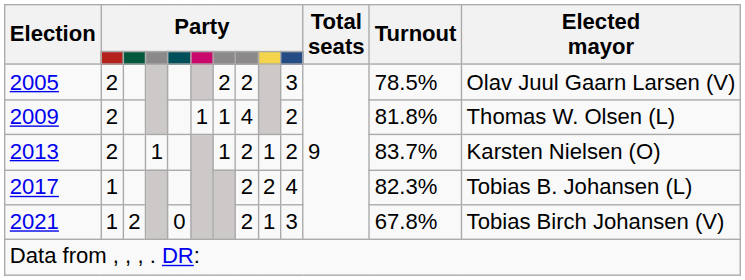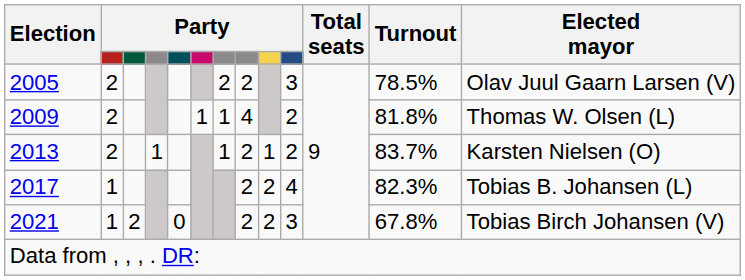(269, 221) 1 -> (269, 221) 2
